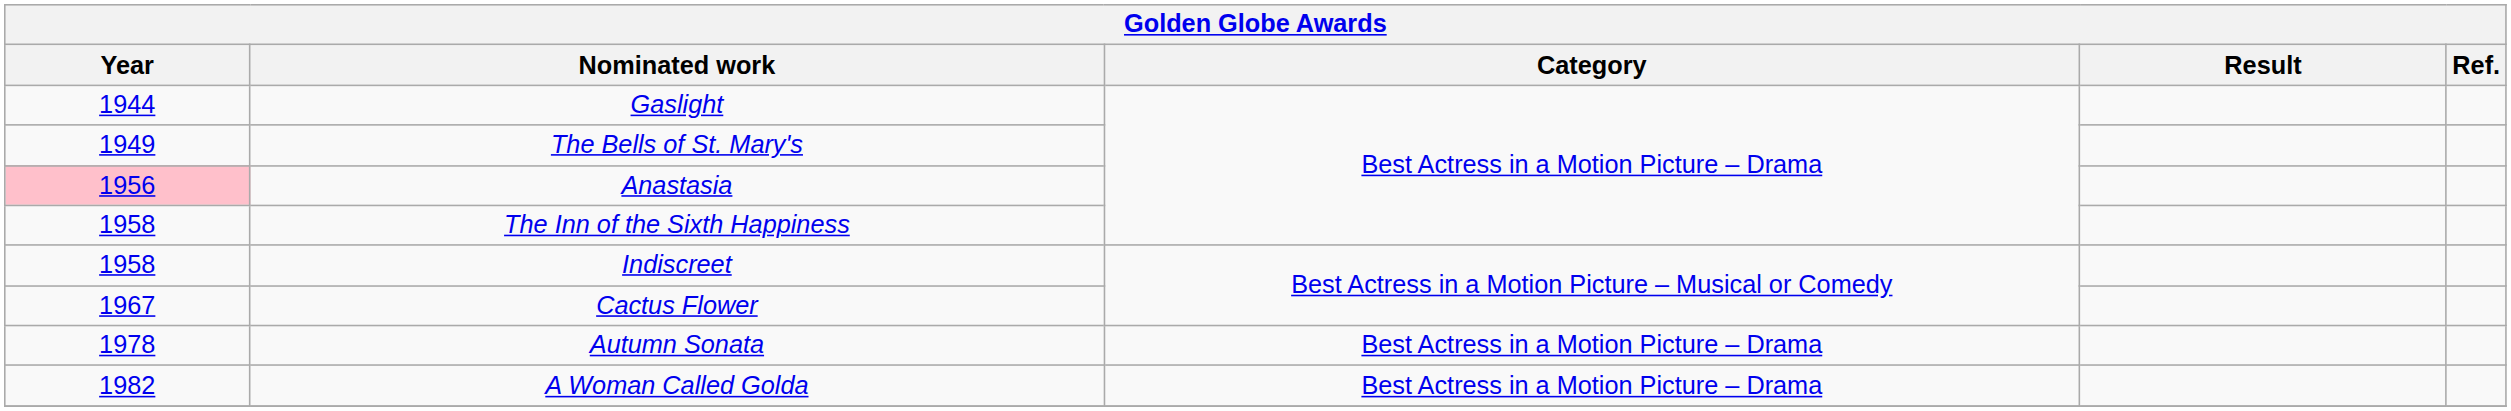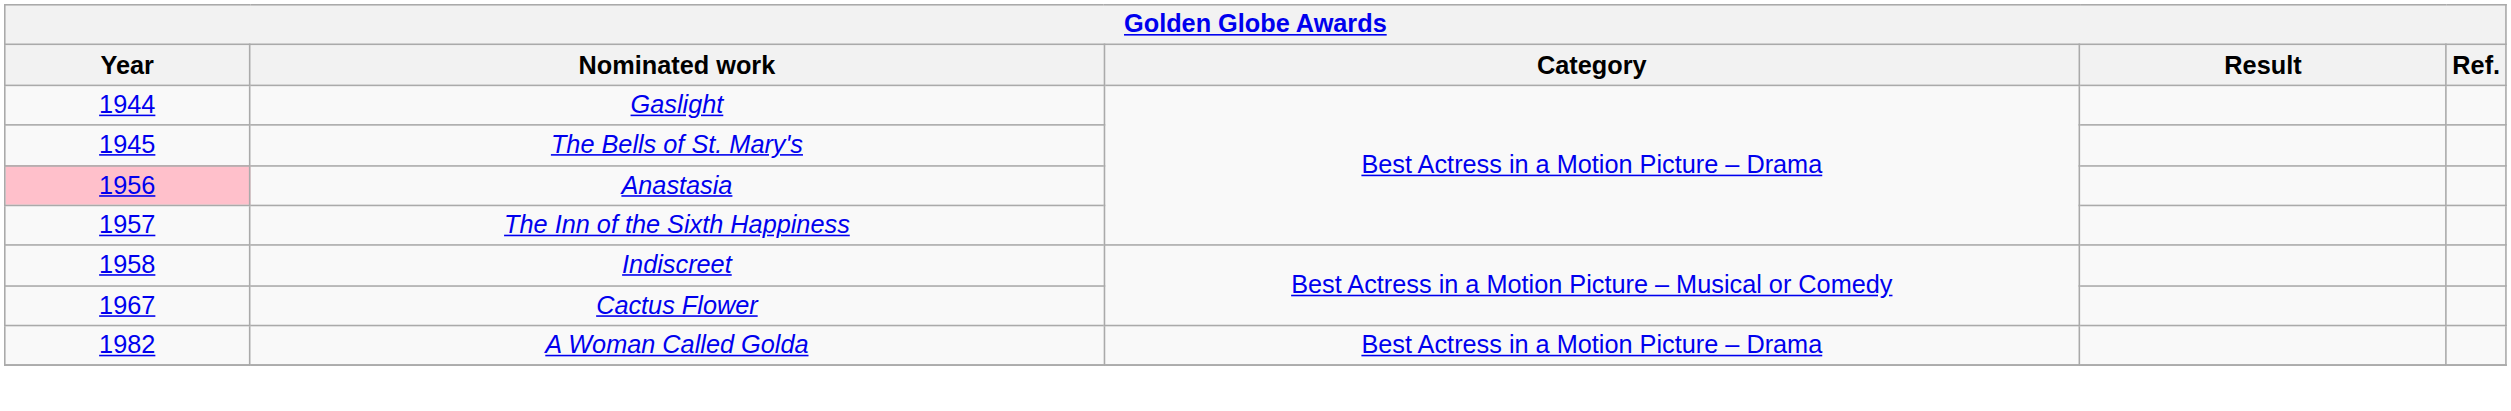(127, 144) 1949 -> (127, 144) 1945
(127, 225) 1958 -> (127, 225) 1957
- row: (677, 345)
